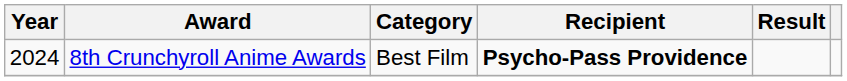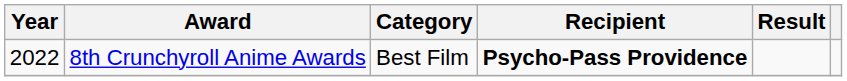(35, 57) 2024 -> (35, 57) 2022
